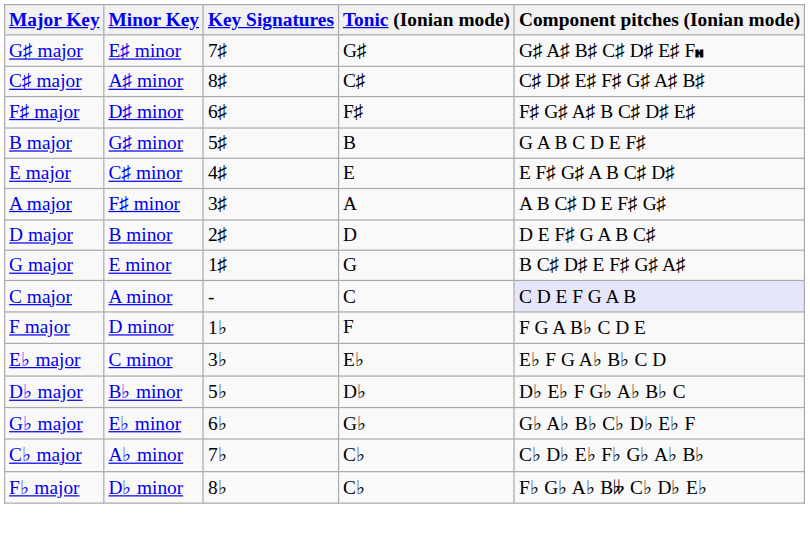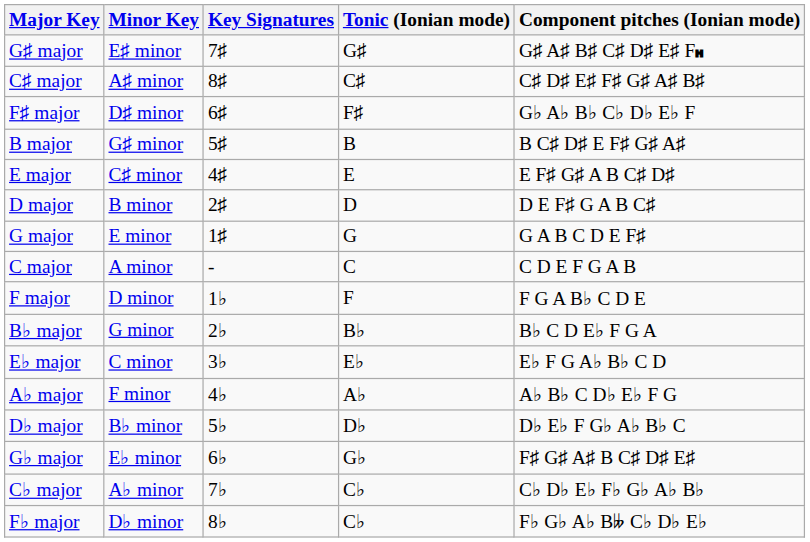(607, 111) F♯ G♯ A♯ B C♯ D♯ E♯ -> (607, 113) G♭ A♭ B♭ C♭ D♭ E♭ F
(582, 142) G A B C D E F♯ -> (602, 143) B C♯ D♯ E F♯ G♯ A♯
- row: (41, 204)
(602, 265) B C♯ D♯ E F♯ G♯ A♯ -> (582, 235) G A B C D E F♯
(578, 296) lavender background -> (578, 266) no background
+ row: (45, 330)
+ row: (46, 394)
(607, 423) G♭ A♭ B♭ C♭ D♭ E♭ F -> (607, 457) F♯ G♯ A♯ B C♯ D♯ E♯
